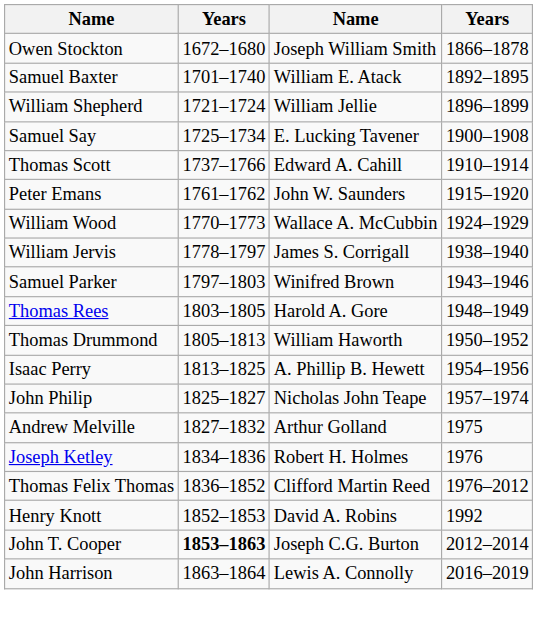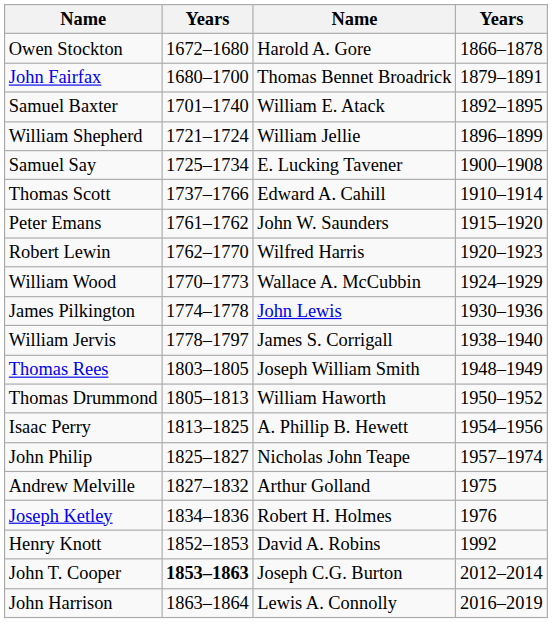(355, 48) Joseph William Smith -> (314, 48) Harold A. Gore
+ row: (55, 77)
+ row: (60, 252)
+ row: (72, 310)
- row: (63, 281)
(331, 310) Harold A. Gore -> (339, 369) Joseph William Smith
- row: (91, 485)
